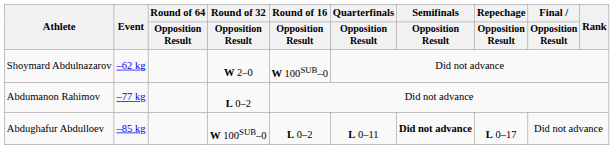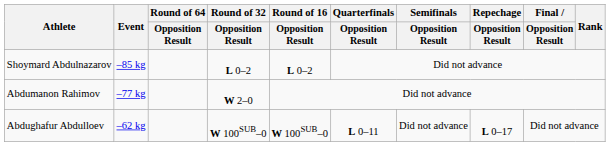(131, 66) –62 kg -> (131, 65) –85 kg
(238, 72) W 2–0 -> (238, 71) L 0–2
(300, 72) W 100SUB–0 -> (300, 71) L 0–2
(238, 103) L 0–2 -> (238, 101) W 2–0
(131, 128) –85 kg -> (131, 126) –62 kg
(300, 135) L 0–2 -> (300, 132) W 100SUB–0
(436, 128) bold -> (433, 126) normal
